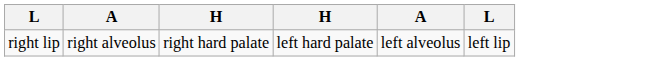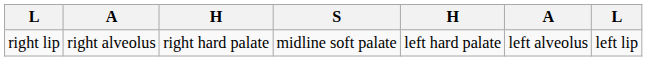+ column: (337, 17)
